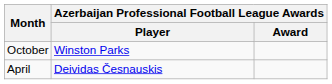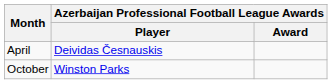rows swapped: (28, 50) <-> (19, 69)
